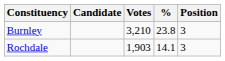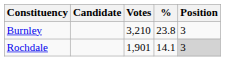(139, 47) 1,903 -> (139, 47) 1,901
(183, 47) no background -> (183, 47) lightgrey background
